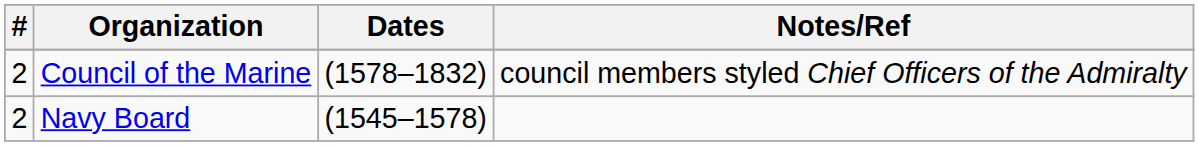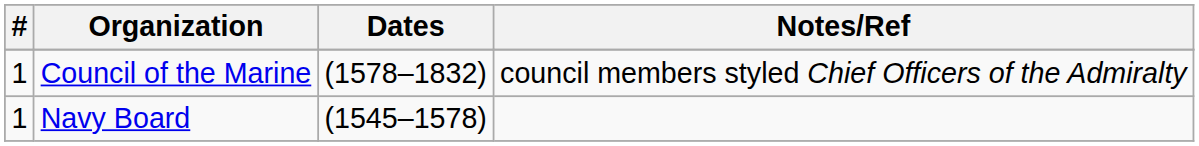(19, 72) 2 -> (19, 72) 1
(19, 118) 2 -> (19, 118) 1
